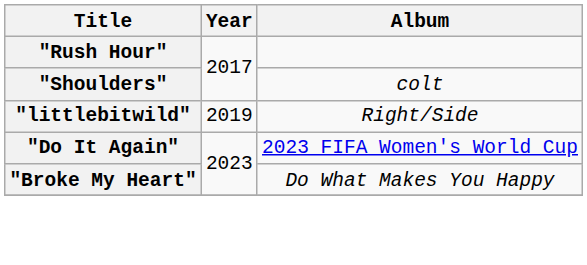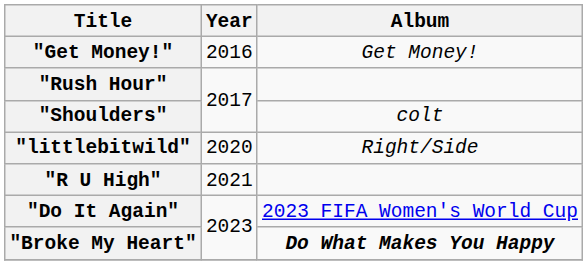+ row: (103, 52)
(229, 116) 2019 -> (229, 148) 2020
+ row: (103, 180)
(420, 180) normal -> (420, 243) bold
